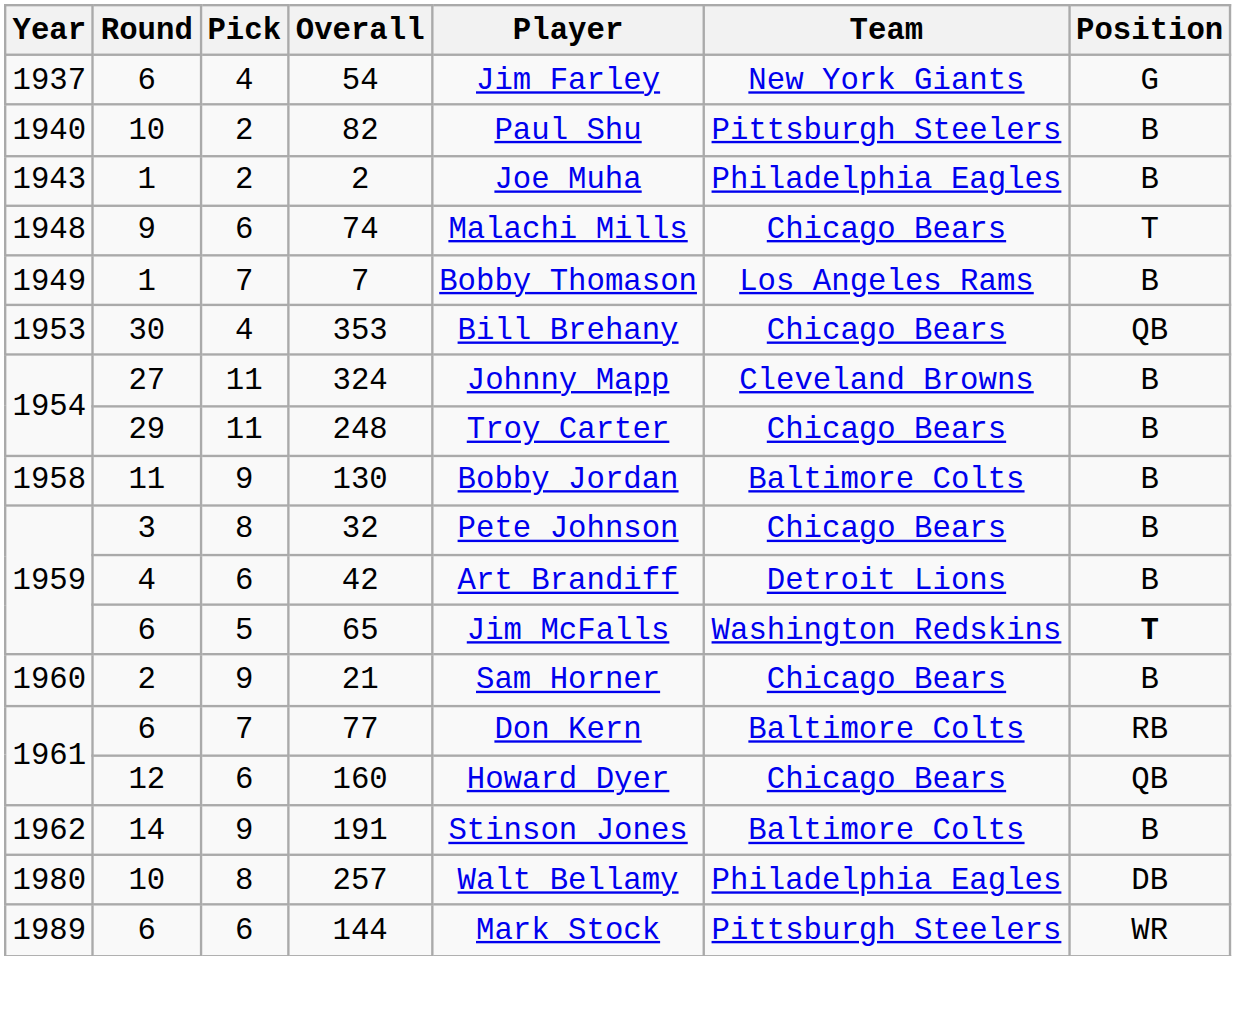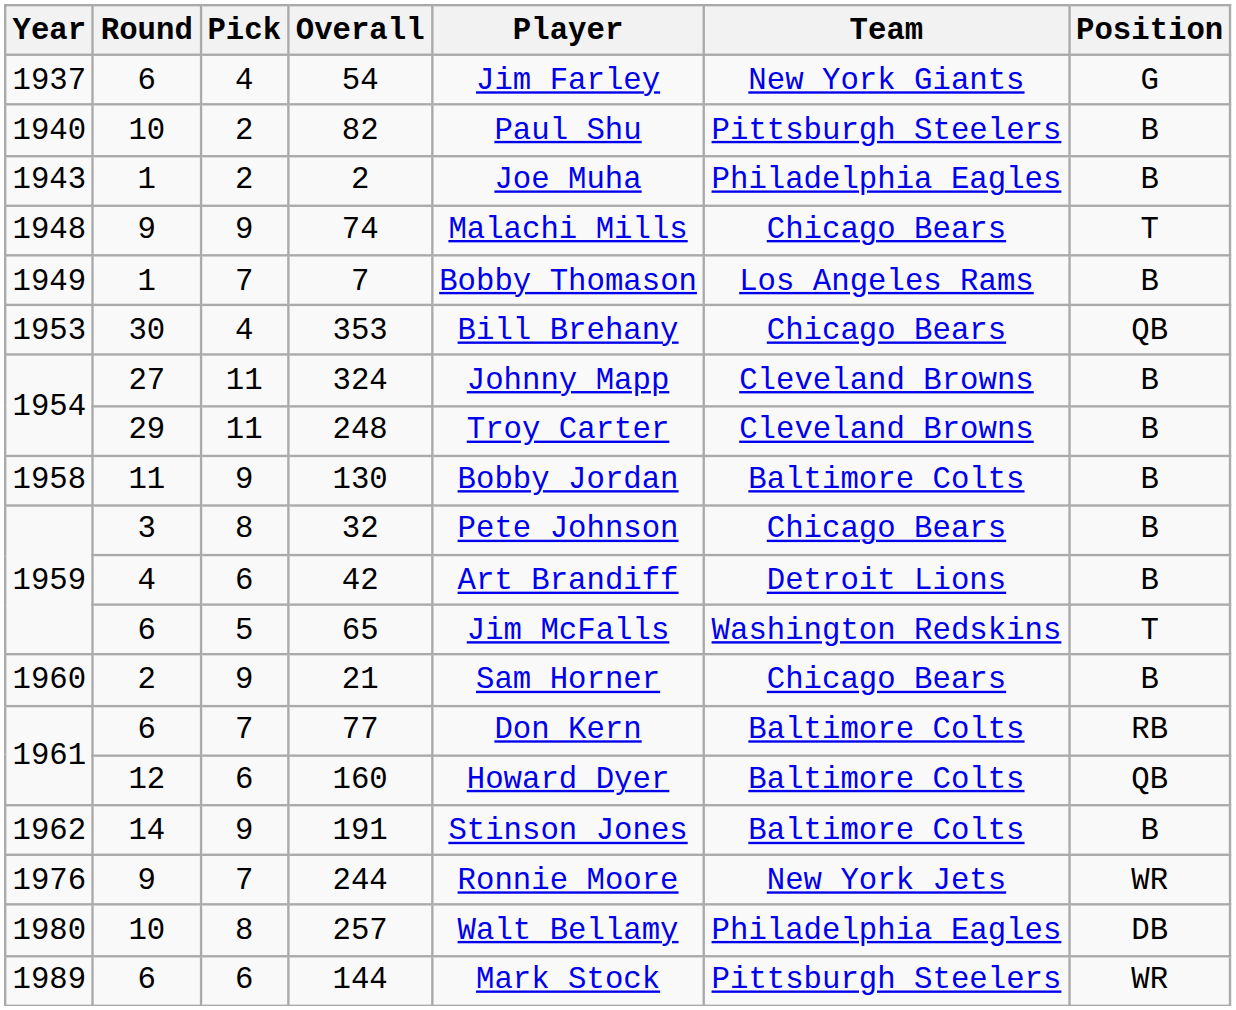(244, 230) 6 -> (244, 230) 9
(886, 430) Chicago Bears -> (886, 430) Cleveland Browns
(1150, 630) bold -> (1150, 630) normal
(886, 780) Chicago Bears -> (886, 780) Baltimore Colts
+ row: (360, 880)
